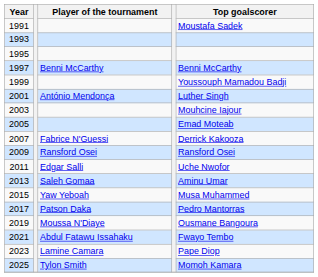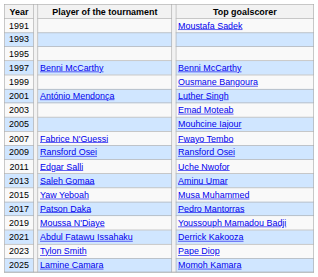(232, 82) Youssouph Mamadou Badji -> (218, 82) Ousmane Bangoura
(210, 110) Mouhcine Iajour -> (206, 110) Emad Moteab
(206, 125) Emad Moteab -> (210, 125) Mouhcine Iajour
(211, 139) Derrick Kakooza -> (206, 139) Fwayo Tembo
(218, 223) Ousmane Bangoura -> (232, 223) Youssouph Mamadou Badji
(206, 237) Fwayo Tembo -> (211, 237) Derrick Kakooza
(72, 252) Lamine Camara -> (63, 252) Tylon Smith
(63, 266) Tylon Smith -> (72, 266) Lamine Camara
